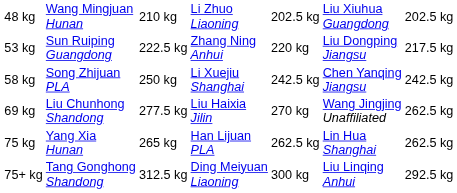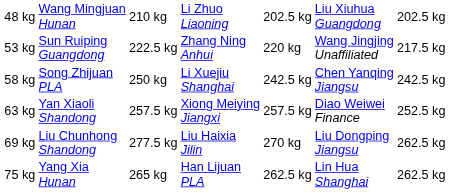(360, 48) Liu Dongping Jiangsu -> (354, 48) Wang Jingjing Unaffiliated
+ row: (20, 111)
(362, 111) Wang Jingjing Unaffiliated -> (352, 143) Liu Dongping Jiangsu
- row: (24, 174)
